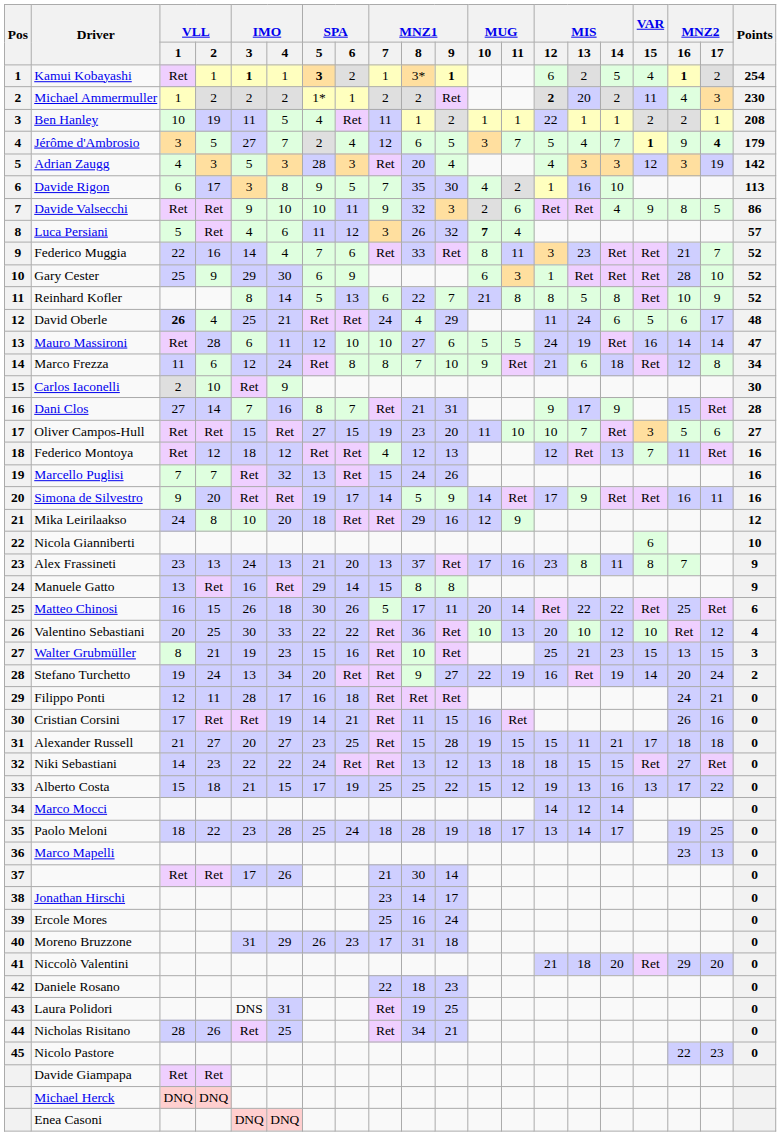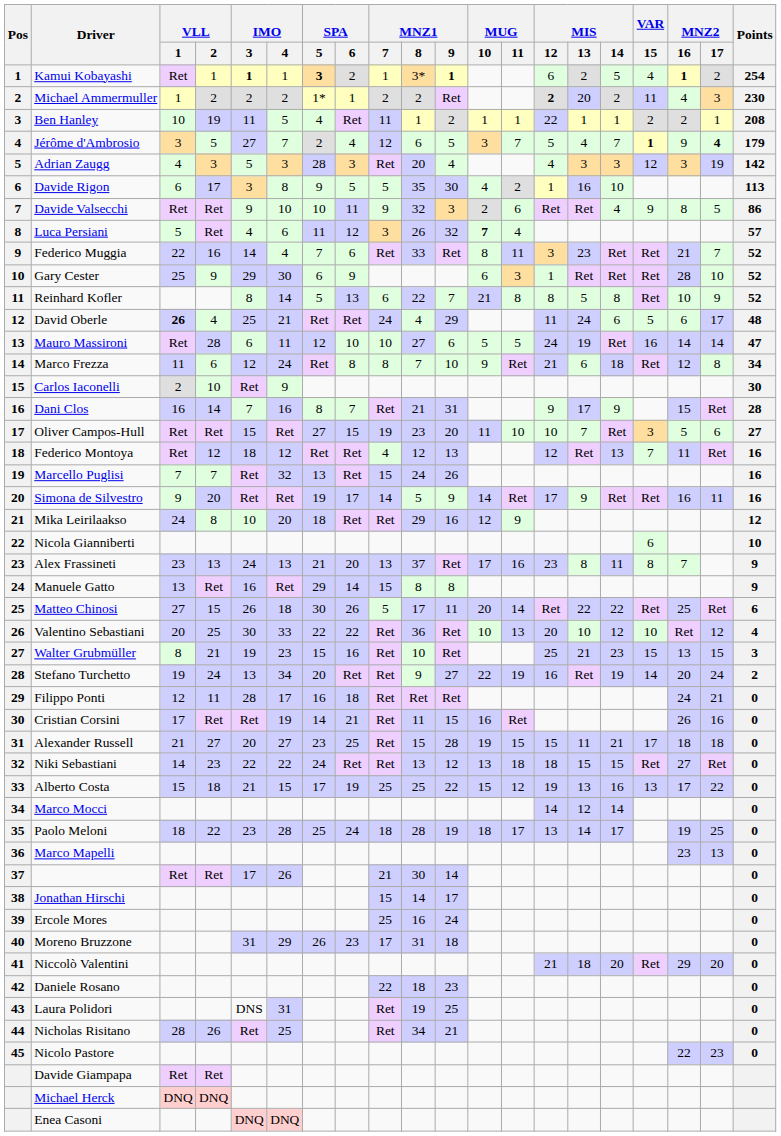(385, 186) 7 -> (385, 186) 5
(178, 408) 27 -> (178, 408) 16
(178, 608) 16 -> (178, 608) 27
(385, 897) 23 -> (385, 897) 15
